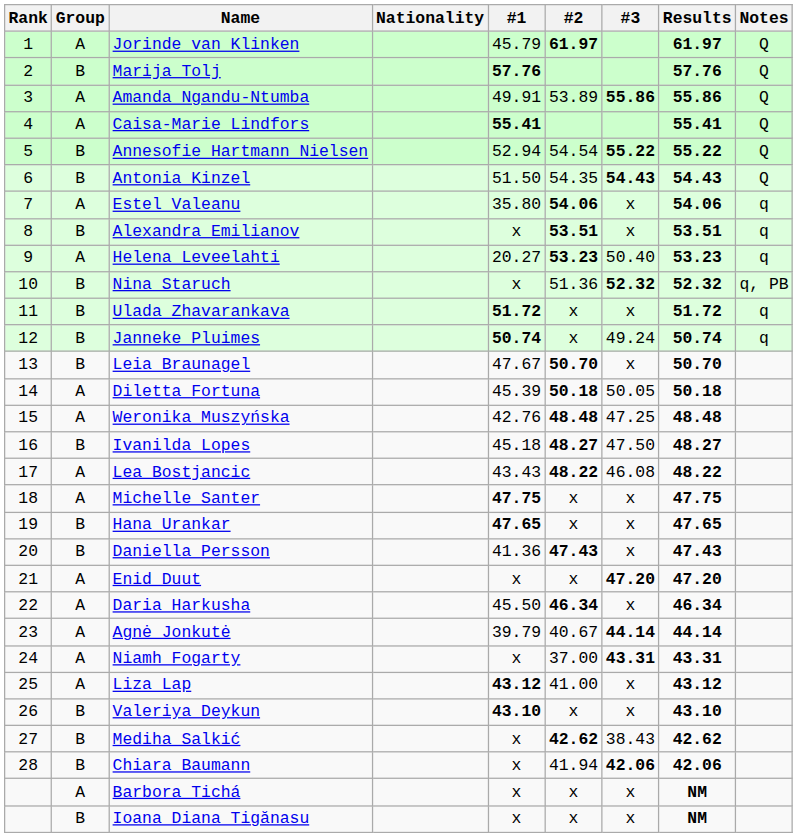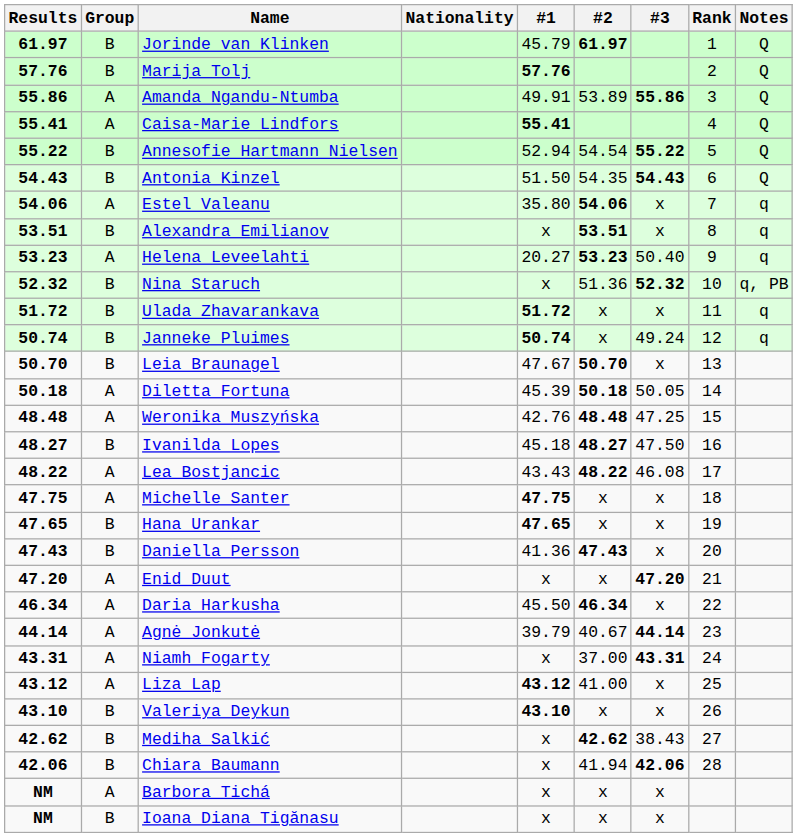columns swapped: (28, 18) <-> (697, 18)
(80, 45) A -> (110, 45) B
